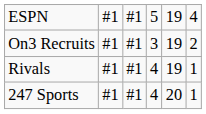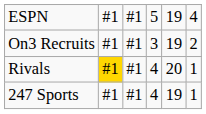(111, 69) no background -> (111, 69) gold background
(174, 69) 19 -> (174, 69) 20
(174, 95) 20 -> (174, 95) 19
